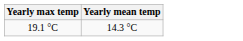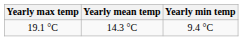+ column: (200, 12)
